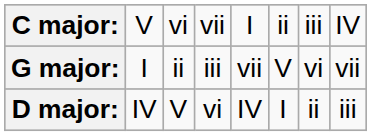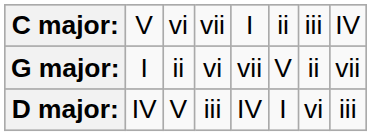(212, 67) iii -> (212, 67) vi
(314, 67) vi -> (314, 67) ii
(212, 109) vi -> (212, 109) iii
(314, 109) ii -> (314, 109) vi
